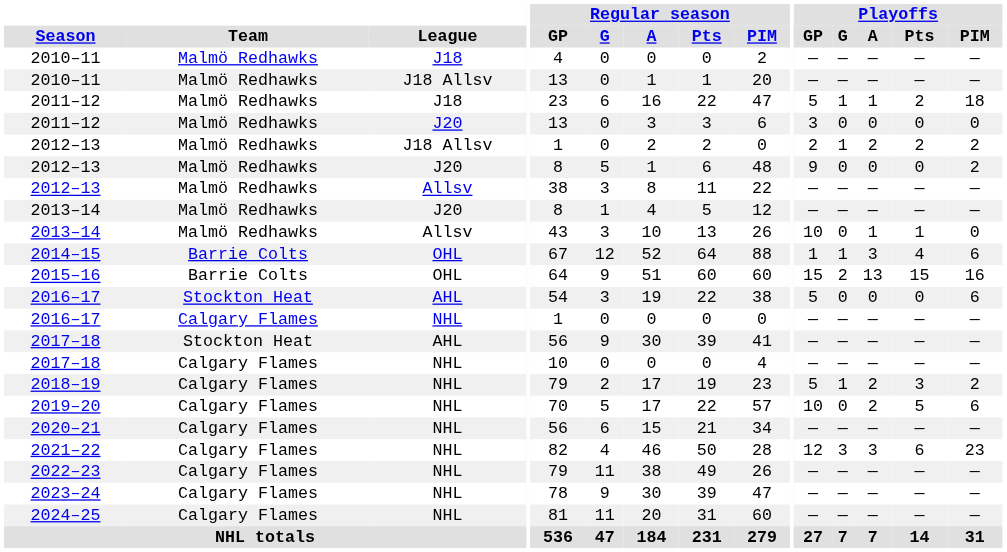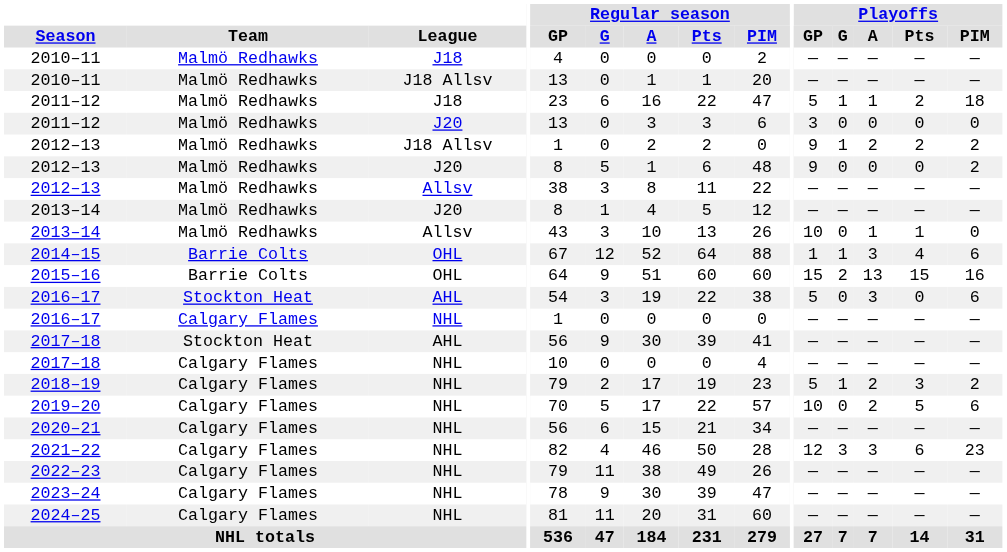(813, 145) 2 -> (813, 145) 9
(873, 298) 0 -> (873, 298) 3
